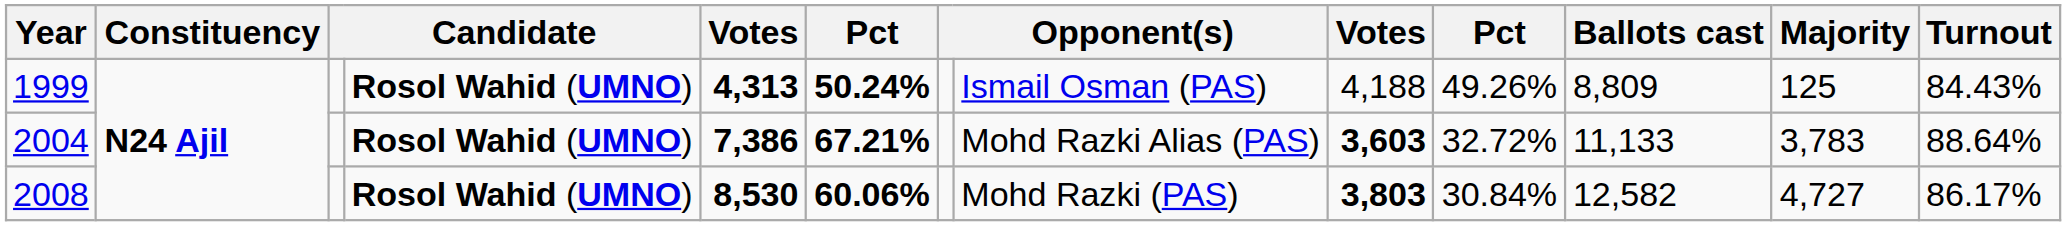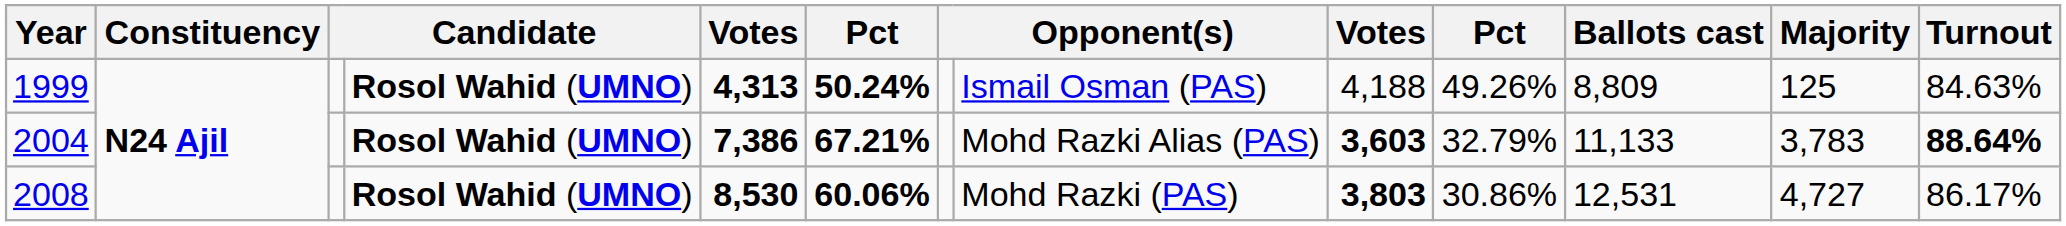(1984, 86) 84.43% -> (1984, 86) 84.63%
(1499, 140) 32.72% -> (1499, 140) 32.79%
(1984, 140) normal -> (1984, 140) bold
(1499, 194) 30.84% -> (1499, 194) 30.86%
(1625, 194) 12,582 -> (1625, 194) 12,531
